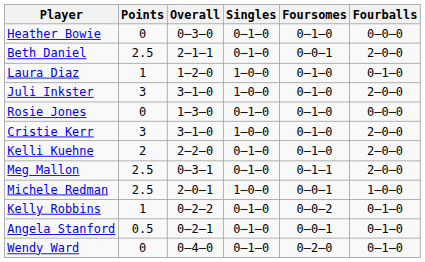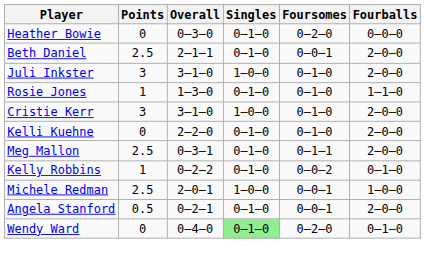(315, 34) 0–1–0 -> (315, 34) 0–2–0
- row: (43, 73)
(143, 112) 0 -> (143, 92) 1
(385, 112) 0–0–0 -> (385, 92) 1–1–0
(143, 151) 2 -> (143, 131) 0
rows swapped: (58, 190) <-> (54, 209)
(385, 229) 0–1–0 -> (385, 209) 2–0–0
(251, 248) no background -> (251, 229) lightgreen background
